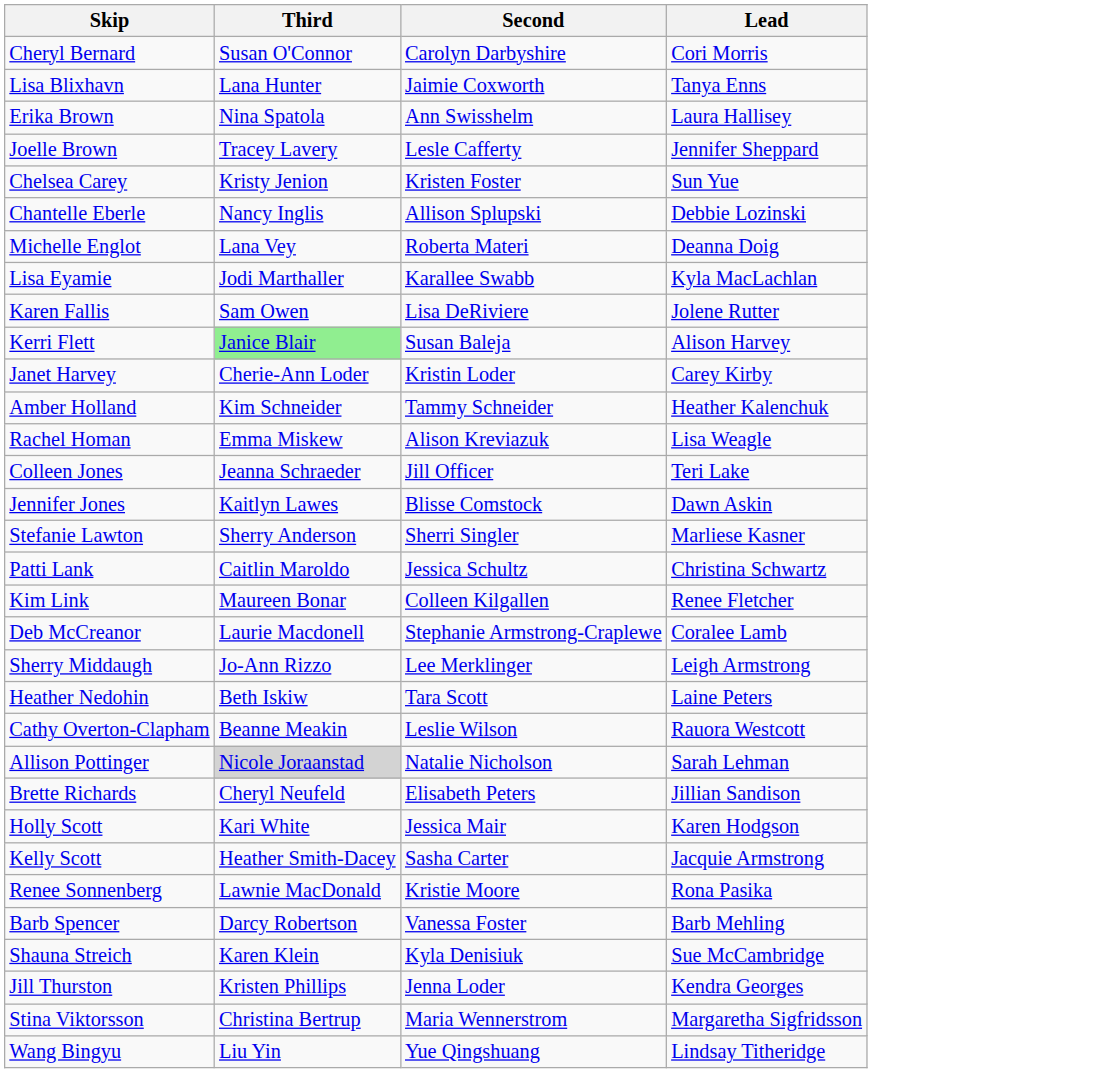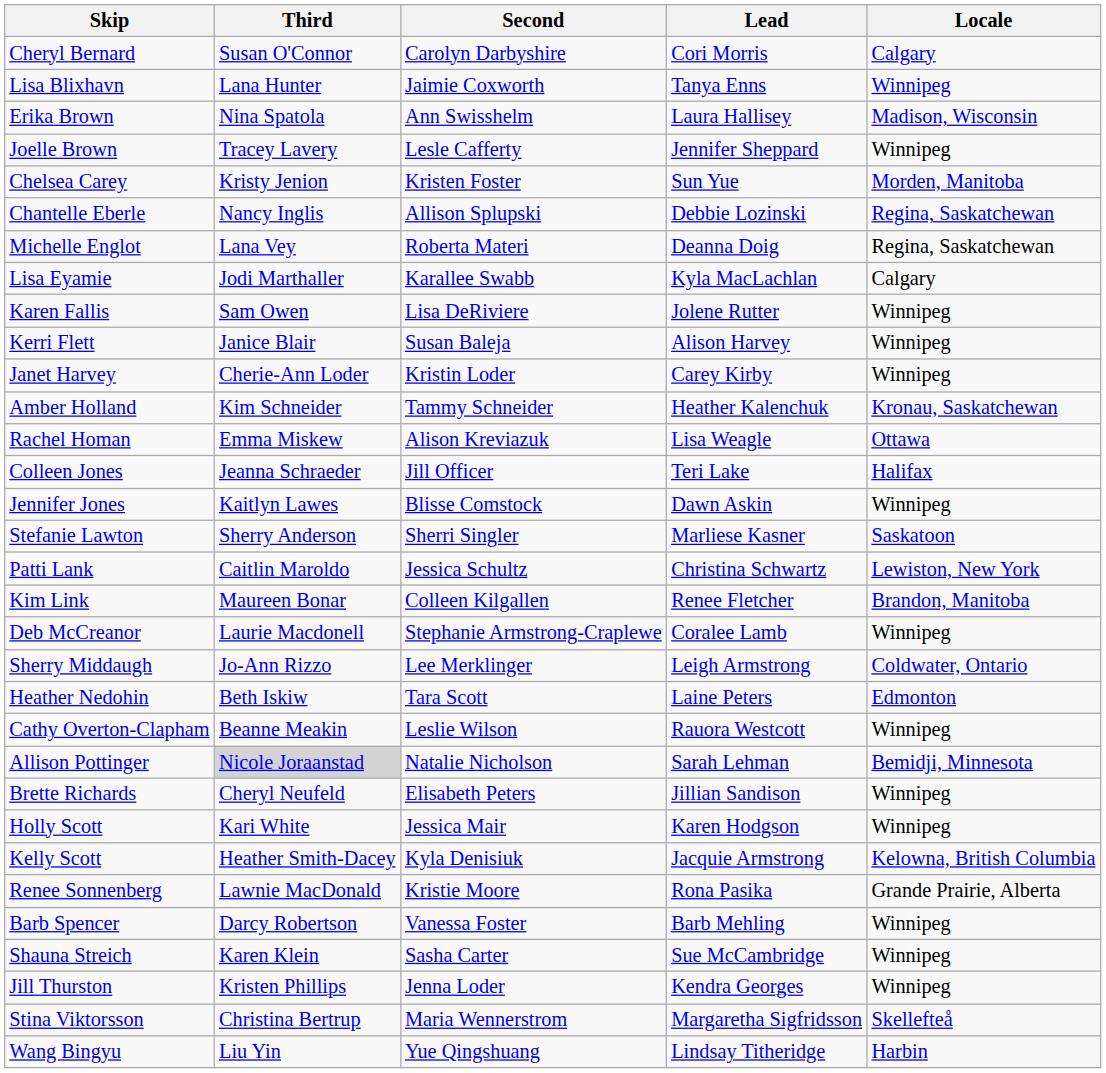+ column: (983, 20)
(267, 342) lightgreen background -> (267, 342) no background
(457, 858) Sasha Carter -> (464, 858) Kyla Denisiuk
(464, 955) Kyla Denisiuk -> (457, 955) Sasha Carter
